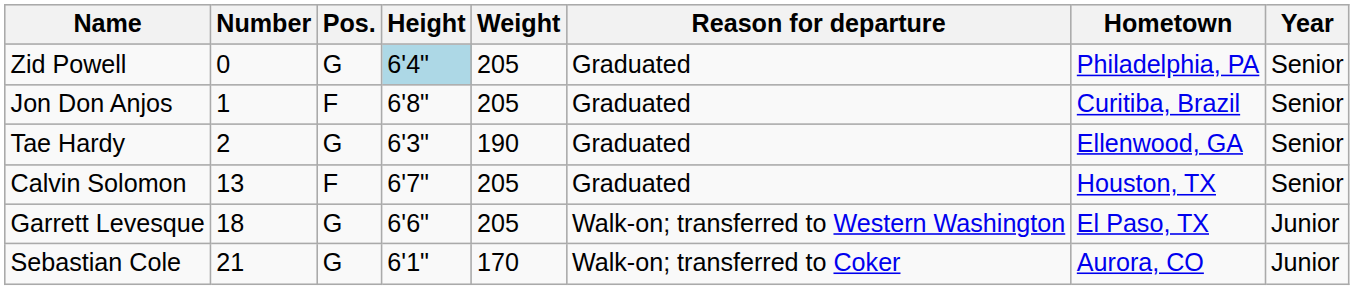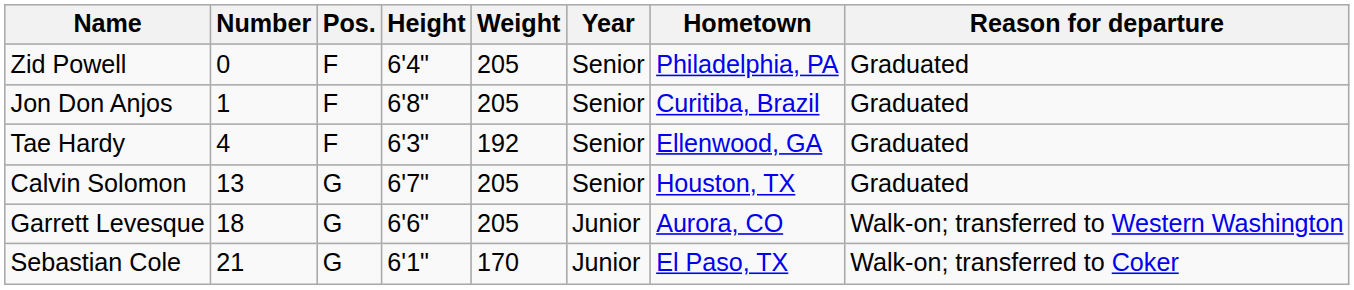columns swapped: (1307, 24) <-> (819, 24)
(333, 64) G -> (330, 64) F
(408, 64) lightblue background -> (408, 64) no background
(223, 143) 2 -> (223, 143) 4
(333, 143) G -> (330, 143) F
(498, 143) 190 -> (498, 143) 192
(330, 183) F -> (333, 183) G
(1143, 223) El Paso, TX -> (720, 223) Aurora, CO
(1140, 263) Aurora, CO -> (722, 263) El Paso, TX
